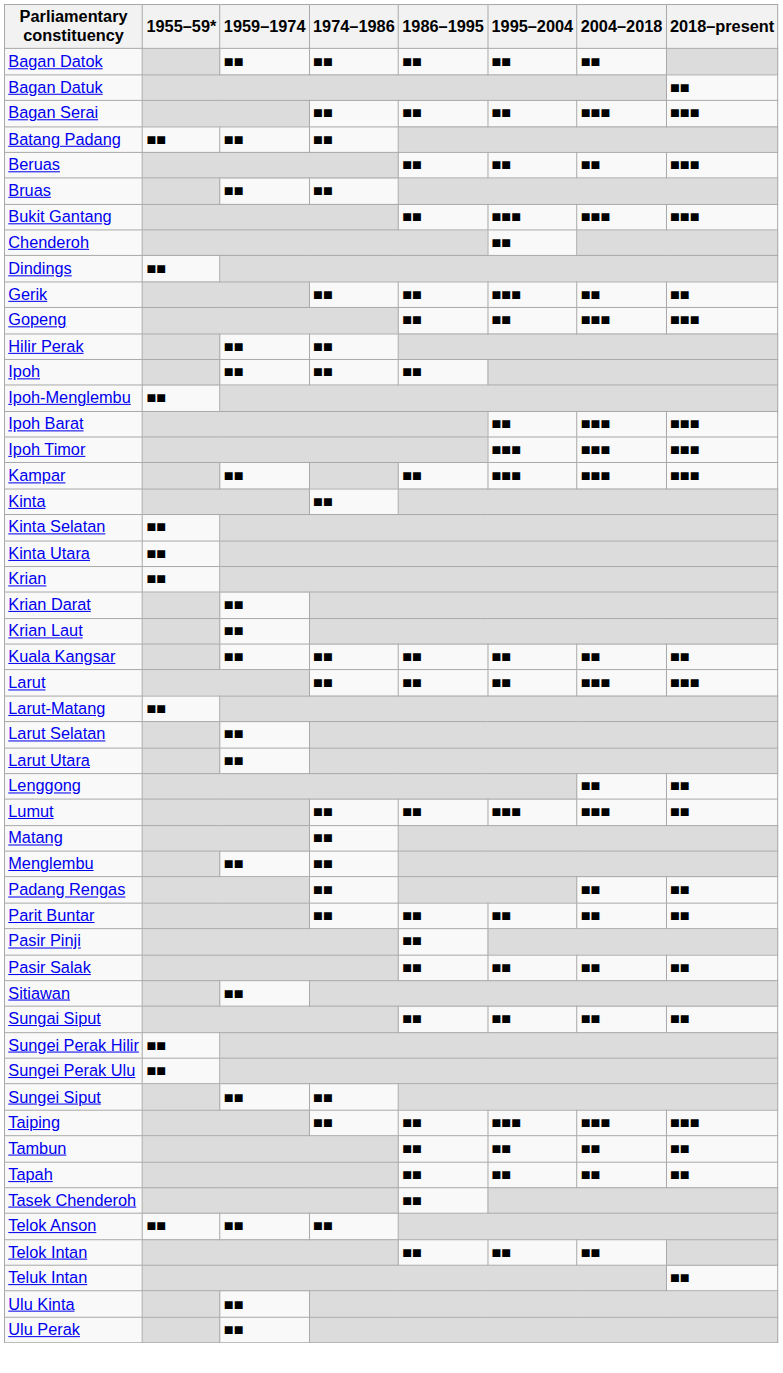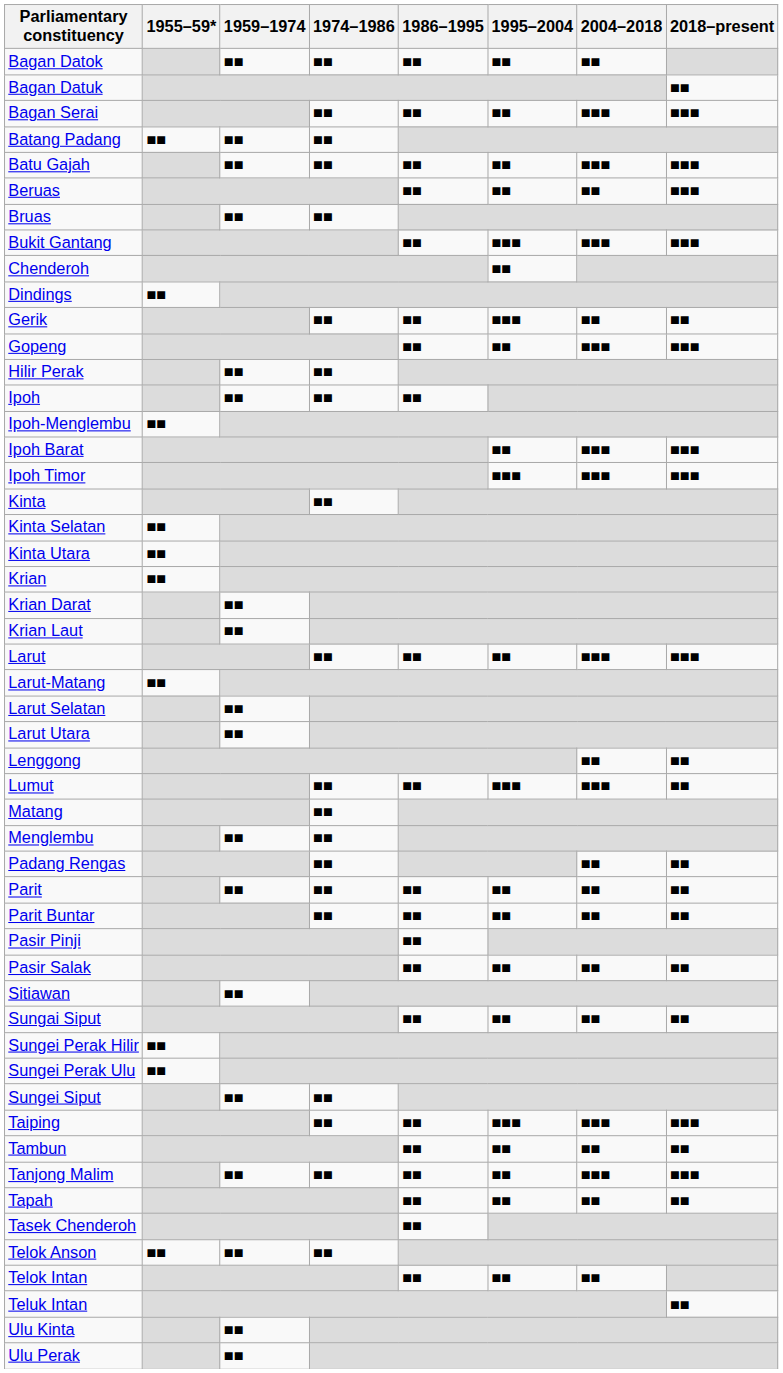+ row: (49, 165)
- row: (37, 475)
- row: (62, 656)
+ row: (25, 889)
+ row: (61, 1174)
